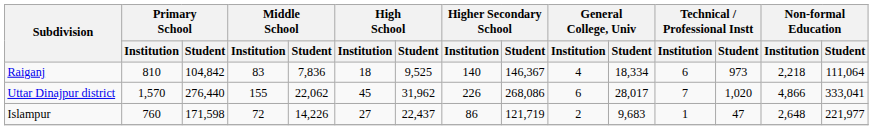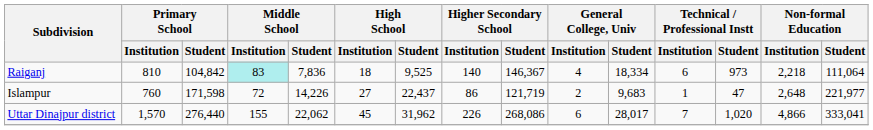(258, 72) no background -> (258, 72) paleturquoise background
rows swapped: (29, 114) <-> (61, 93)
